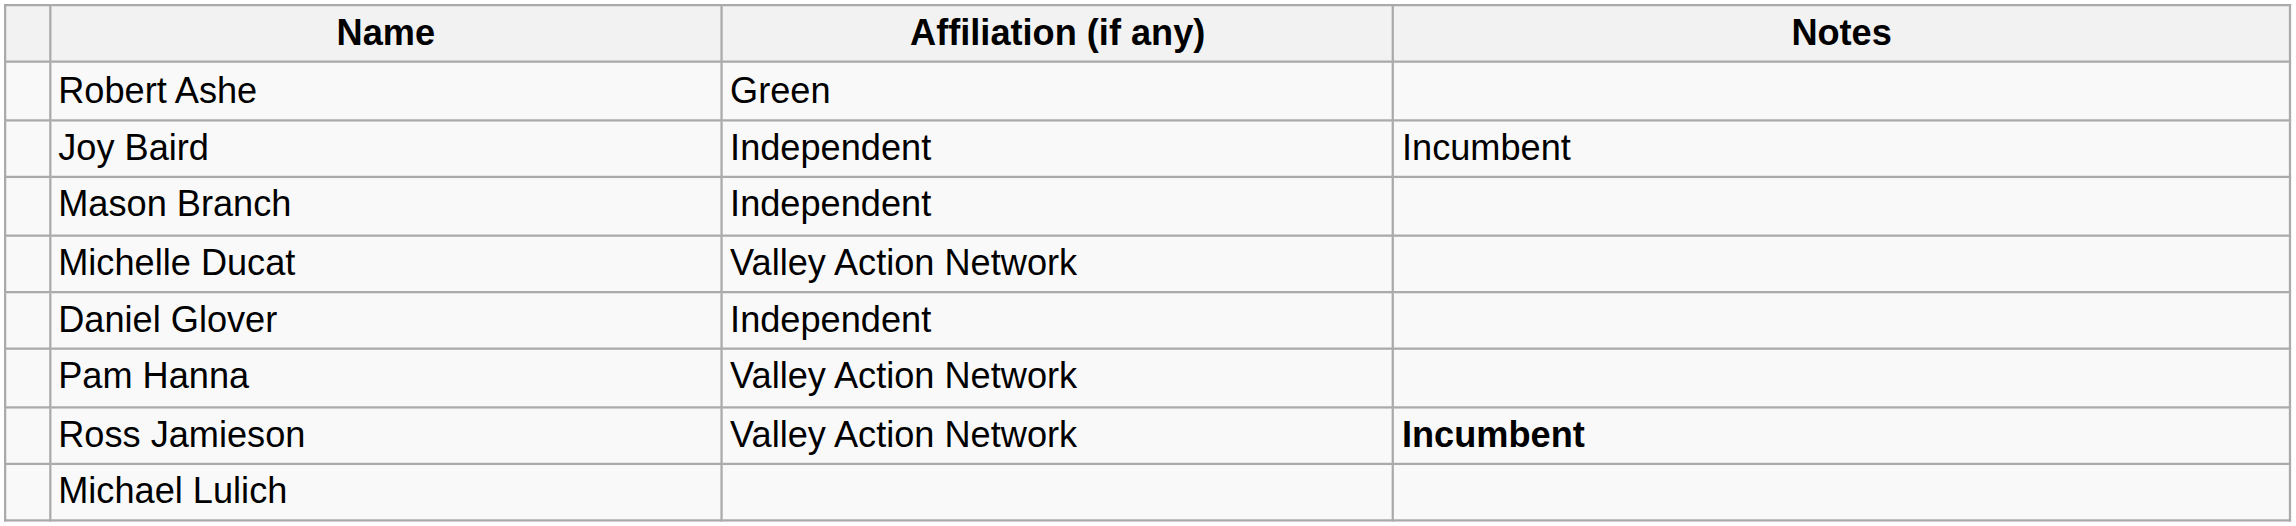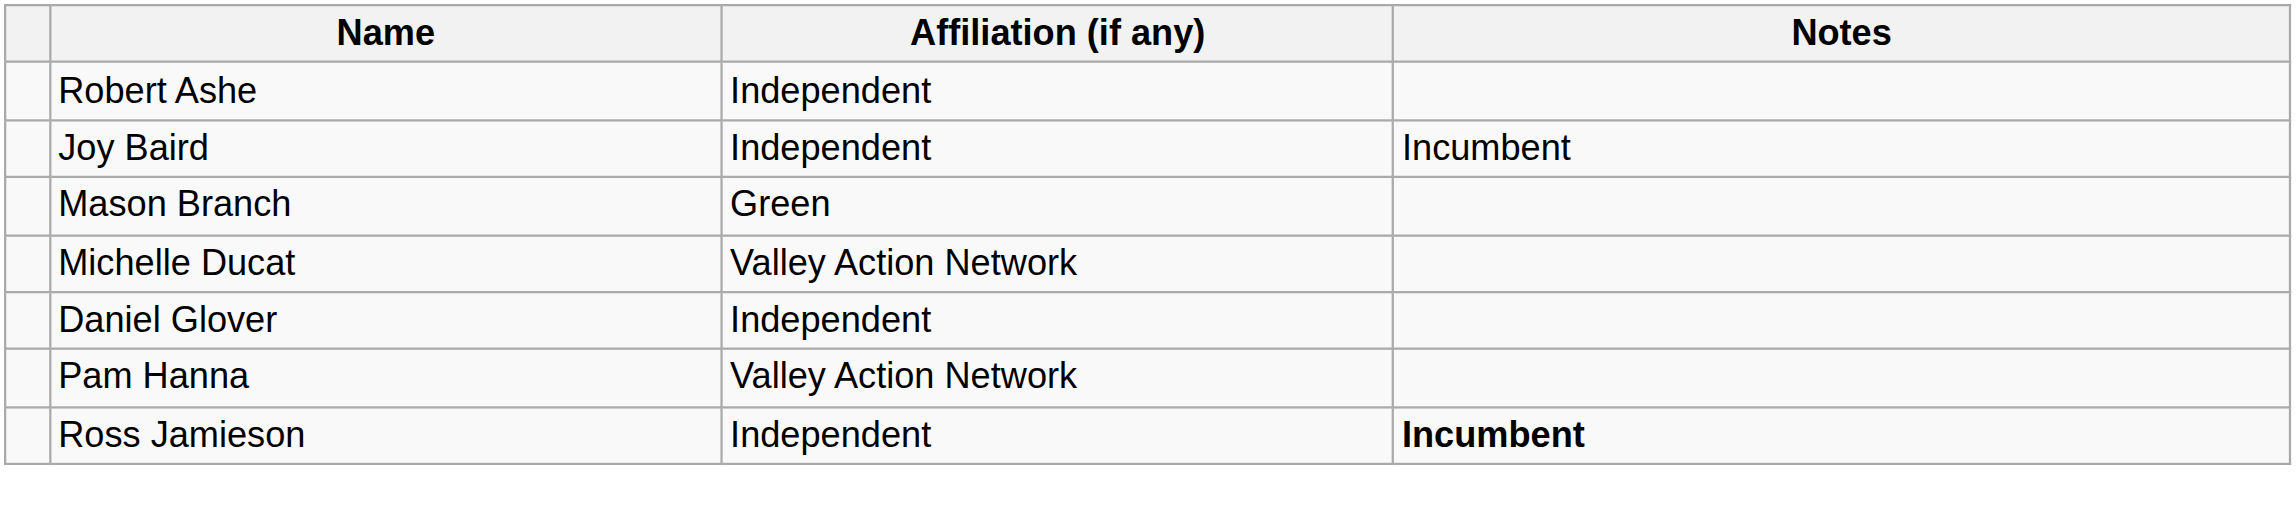(780, 90) Green -> (831, 90) Independent
(831, 205) Independent -> (780, 205) Green
(904, 434) Valley Action Network -> (831, 434) Independent
- row: (173, 491)
